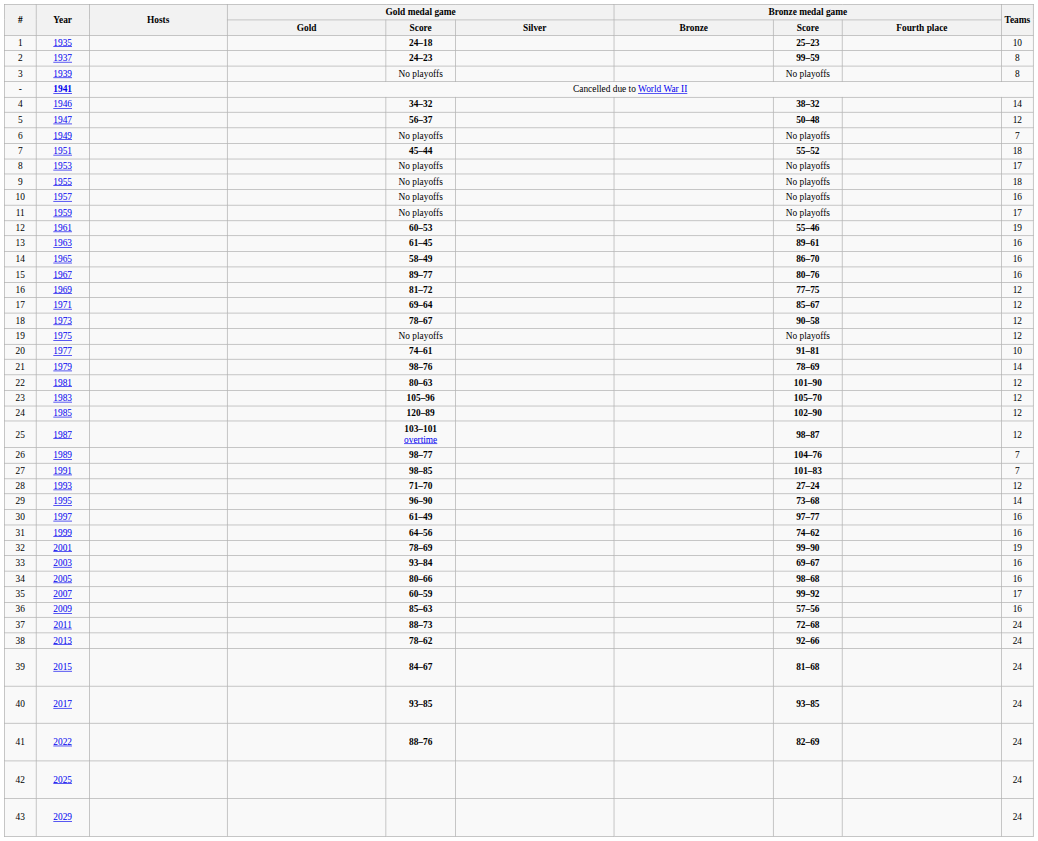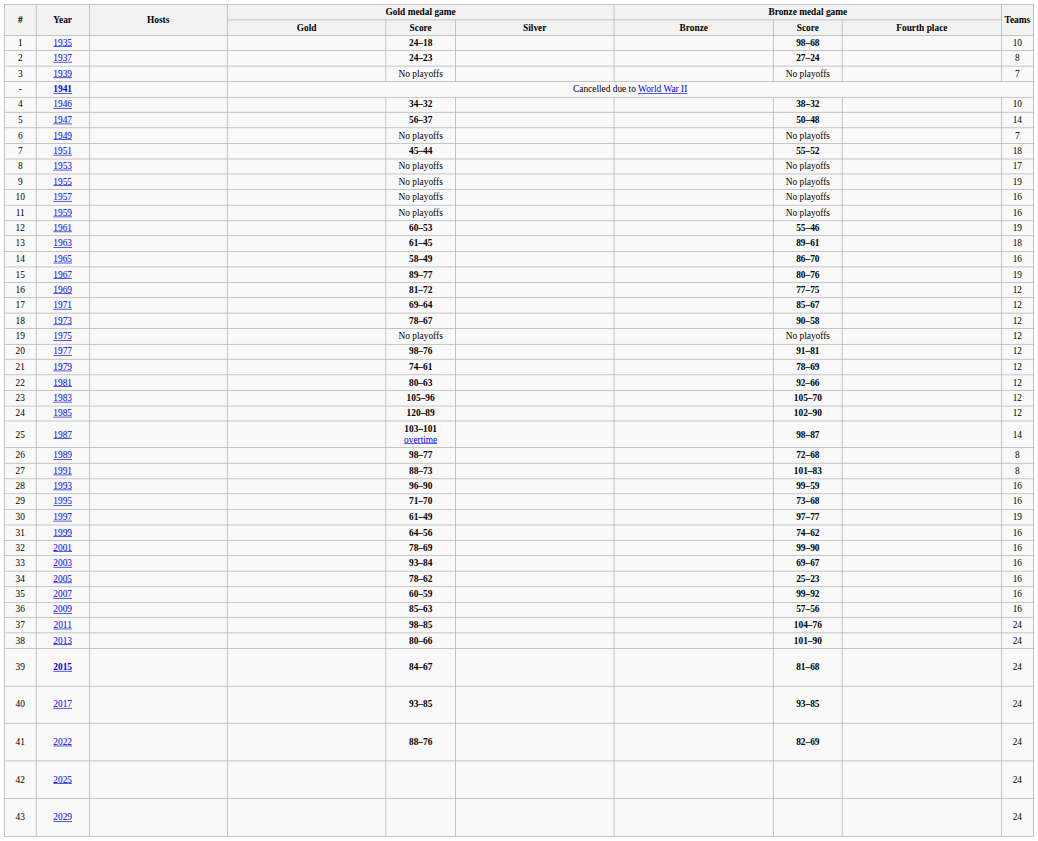(808, 43) 25–23 -> (808, 43) 98–68
(808, 58) 99–59 -> (808, 58) 27–24
(1017, 74) 8 -> (1017, 74) 7
(1017, 105) 14 -> (1017, 105) 10
(1017, 120) 12 -> (1017, 120) 14
(1017, 182) 18 -> (1017, 182) 19
(1017, 213) 17 -> (1017, 213) 16
(1017, 244) 16 -> (1017, 244) 18
(1017, 275) 16 -> (1017, 275) 19
(421, 352) 74–61 -> (421, 352) 98–76
(1017, 352) 10 -> (1017, 352) 12
(421, 367) 98–76 -> (421, 367) 74–61
(1017, 367) 14 -> (1017, 367) 12
(808, 383) 101–90 -> (808, 383) 92–66
(1017, 434) 12 -> (1017, 434) 14
(808, 455) 104–76 -> (808, 455) 72–68
(1017, 455) 7 -> (1017, 455) 8
(421, 471) 98–85 -> (421, 471) 88–73
(1017, 471) 7 -> (1017, 471) 8
(421, 486) 71–70 -> (421, 486) 96–90
(808, 486) 27–24 -> (808, 486) 99–59
(1017, 486) 12 -> (1017, 486) 16
(421, 502) 96–90 -> (421, 502) 71–70
(1017, 502) 14 -> (1017, 502) 16
(1017, 517) 16 -> (1017, 517) 19
(1017, 548) 19 -> (1017, 548) 16
(421, 579) 80–66 -> (421, 579) 78–62
(808, 579) 98–68 -> (808, 579) 25–23
(1017, 594) 17 -> (1017, 594) 16
(421, 625) 88–73 -> (421, 625) 98–85
(808, 625) 72–68 -> (808, 625) 104–76
(421, 641) 78–62 -> (421, 641) 80–66
(808, 641) 92–66 -> (808, 641) 101–90
(63, 667) normal -> (63, 667) bold
